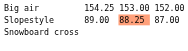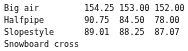+ row: (24, 20)
(97, 20) 89.00 -> (97, 32) 89.01
(132, 20) lightsalmon background -> (132, 32) no background
(167, 20) 87.00 -> (167, 32) 87.07
